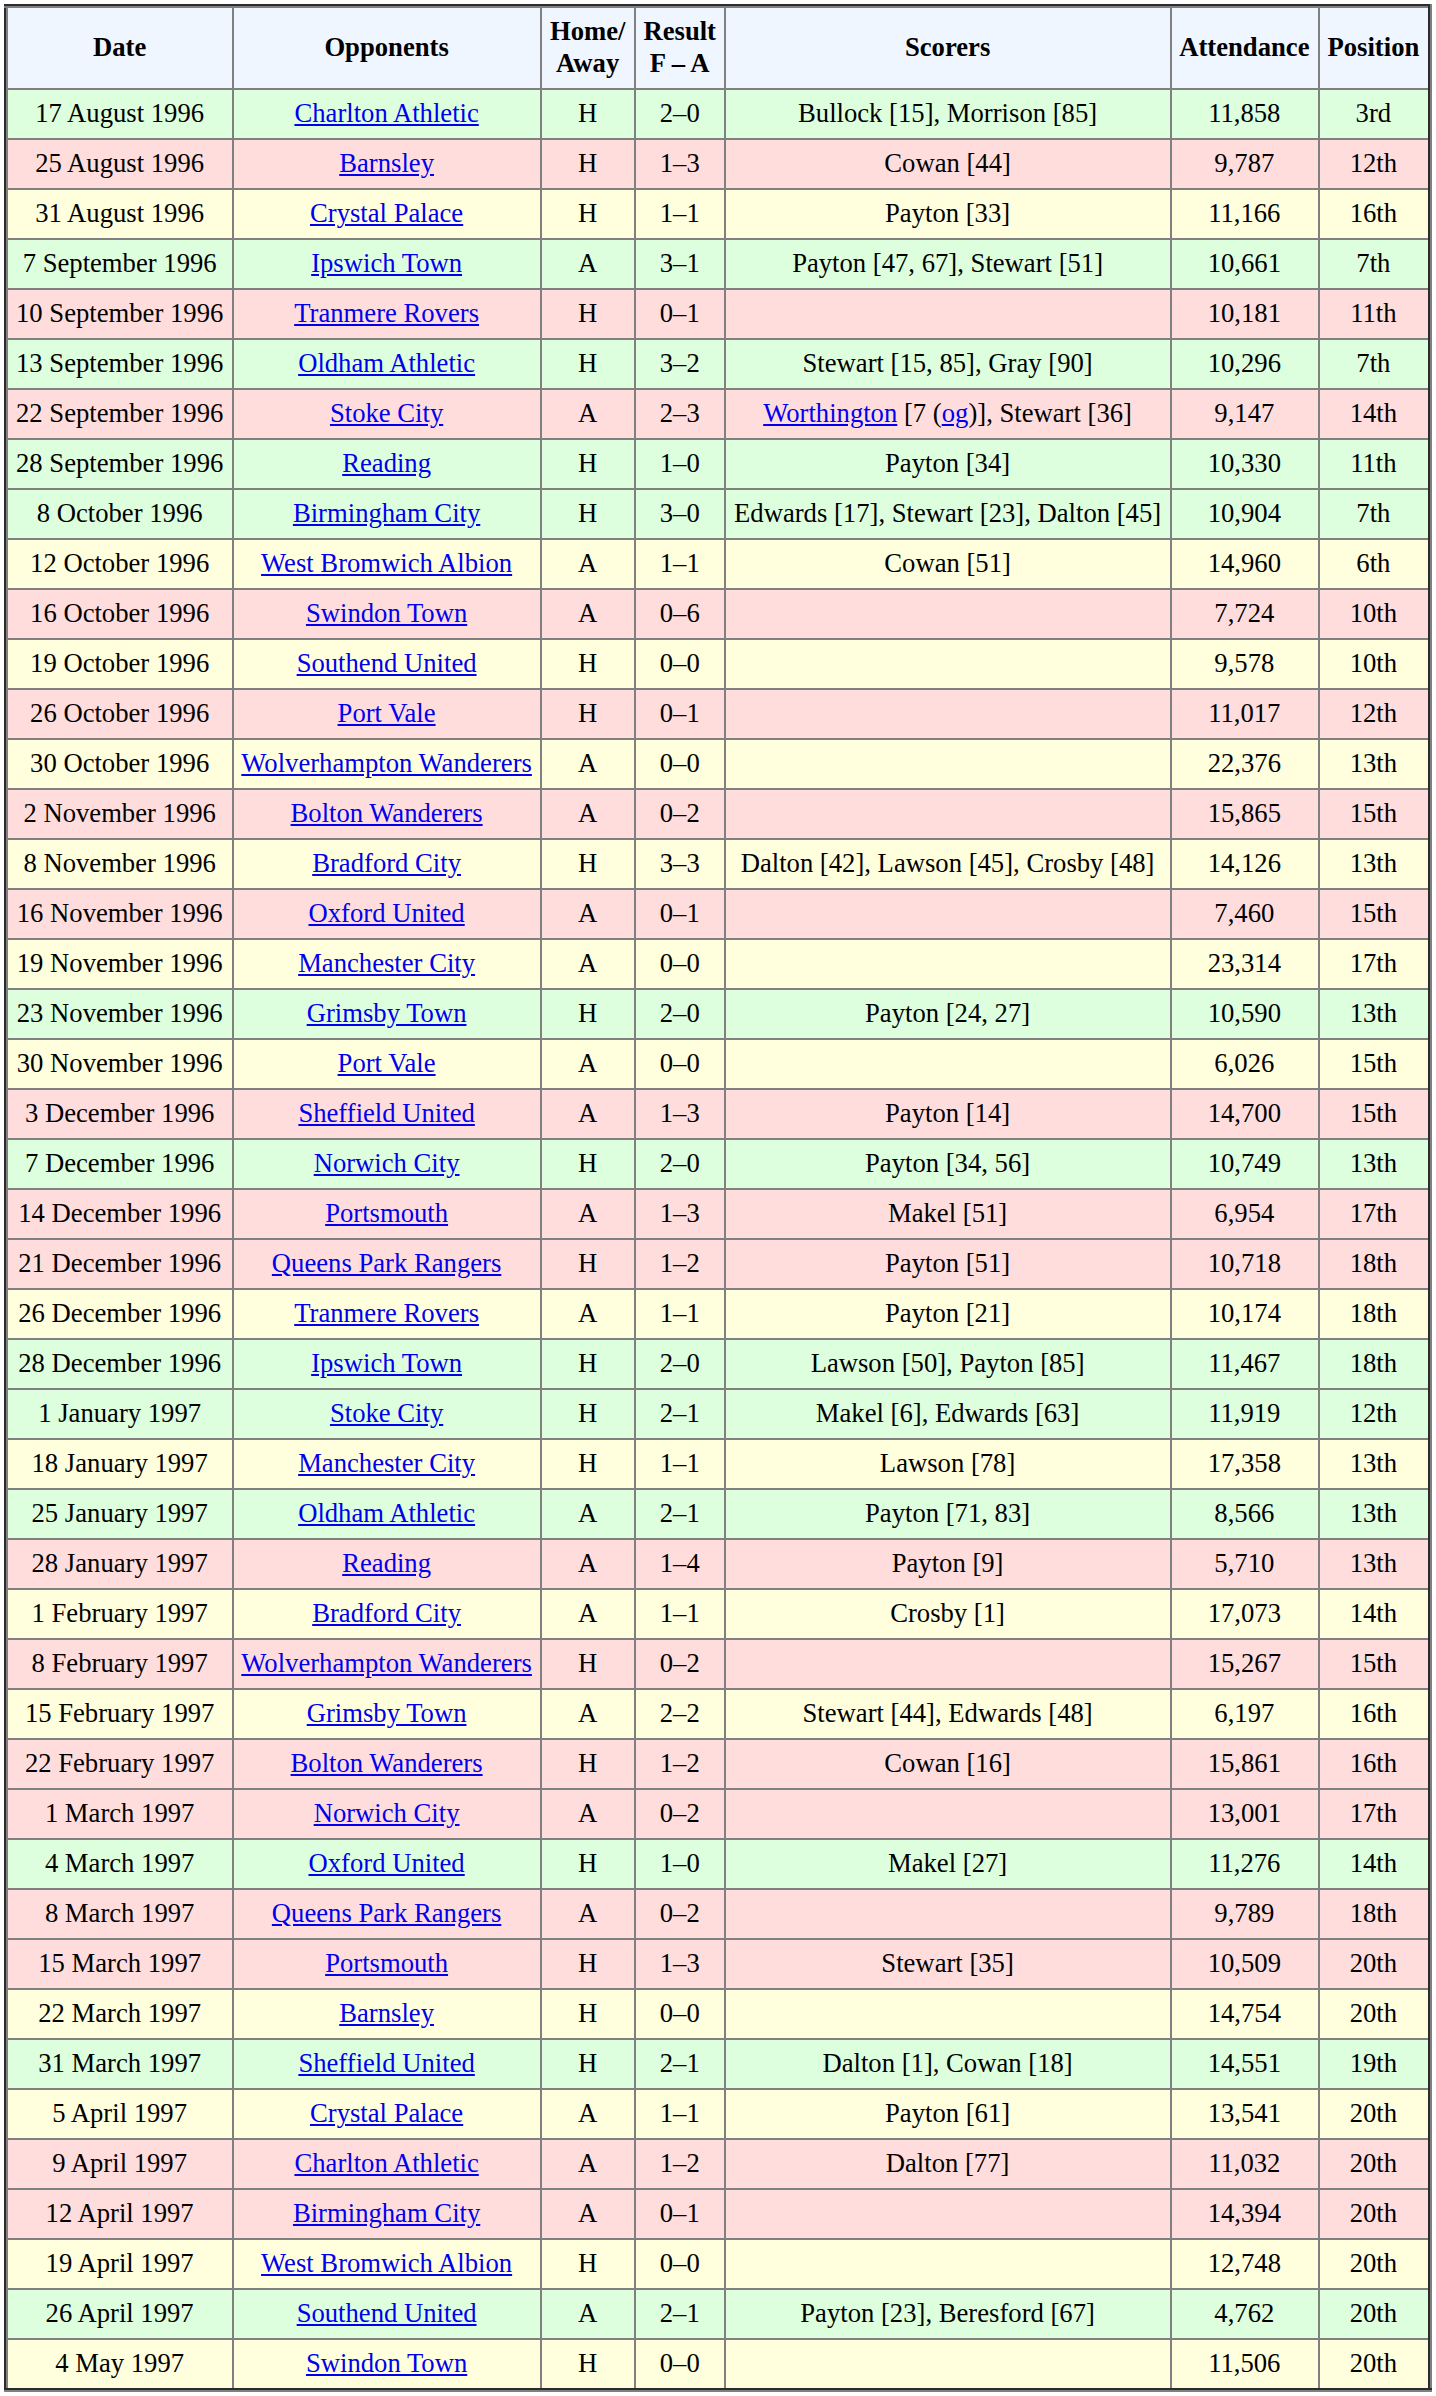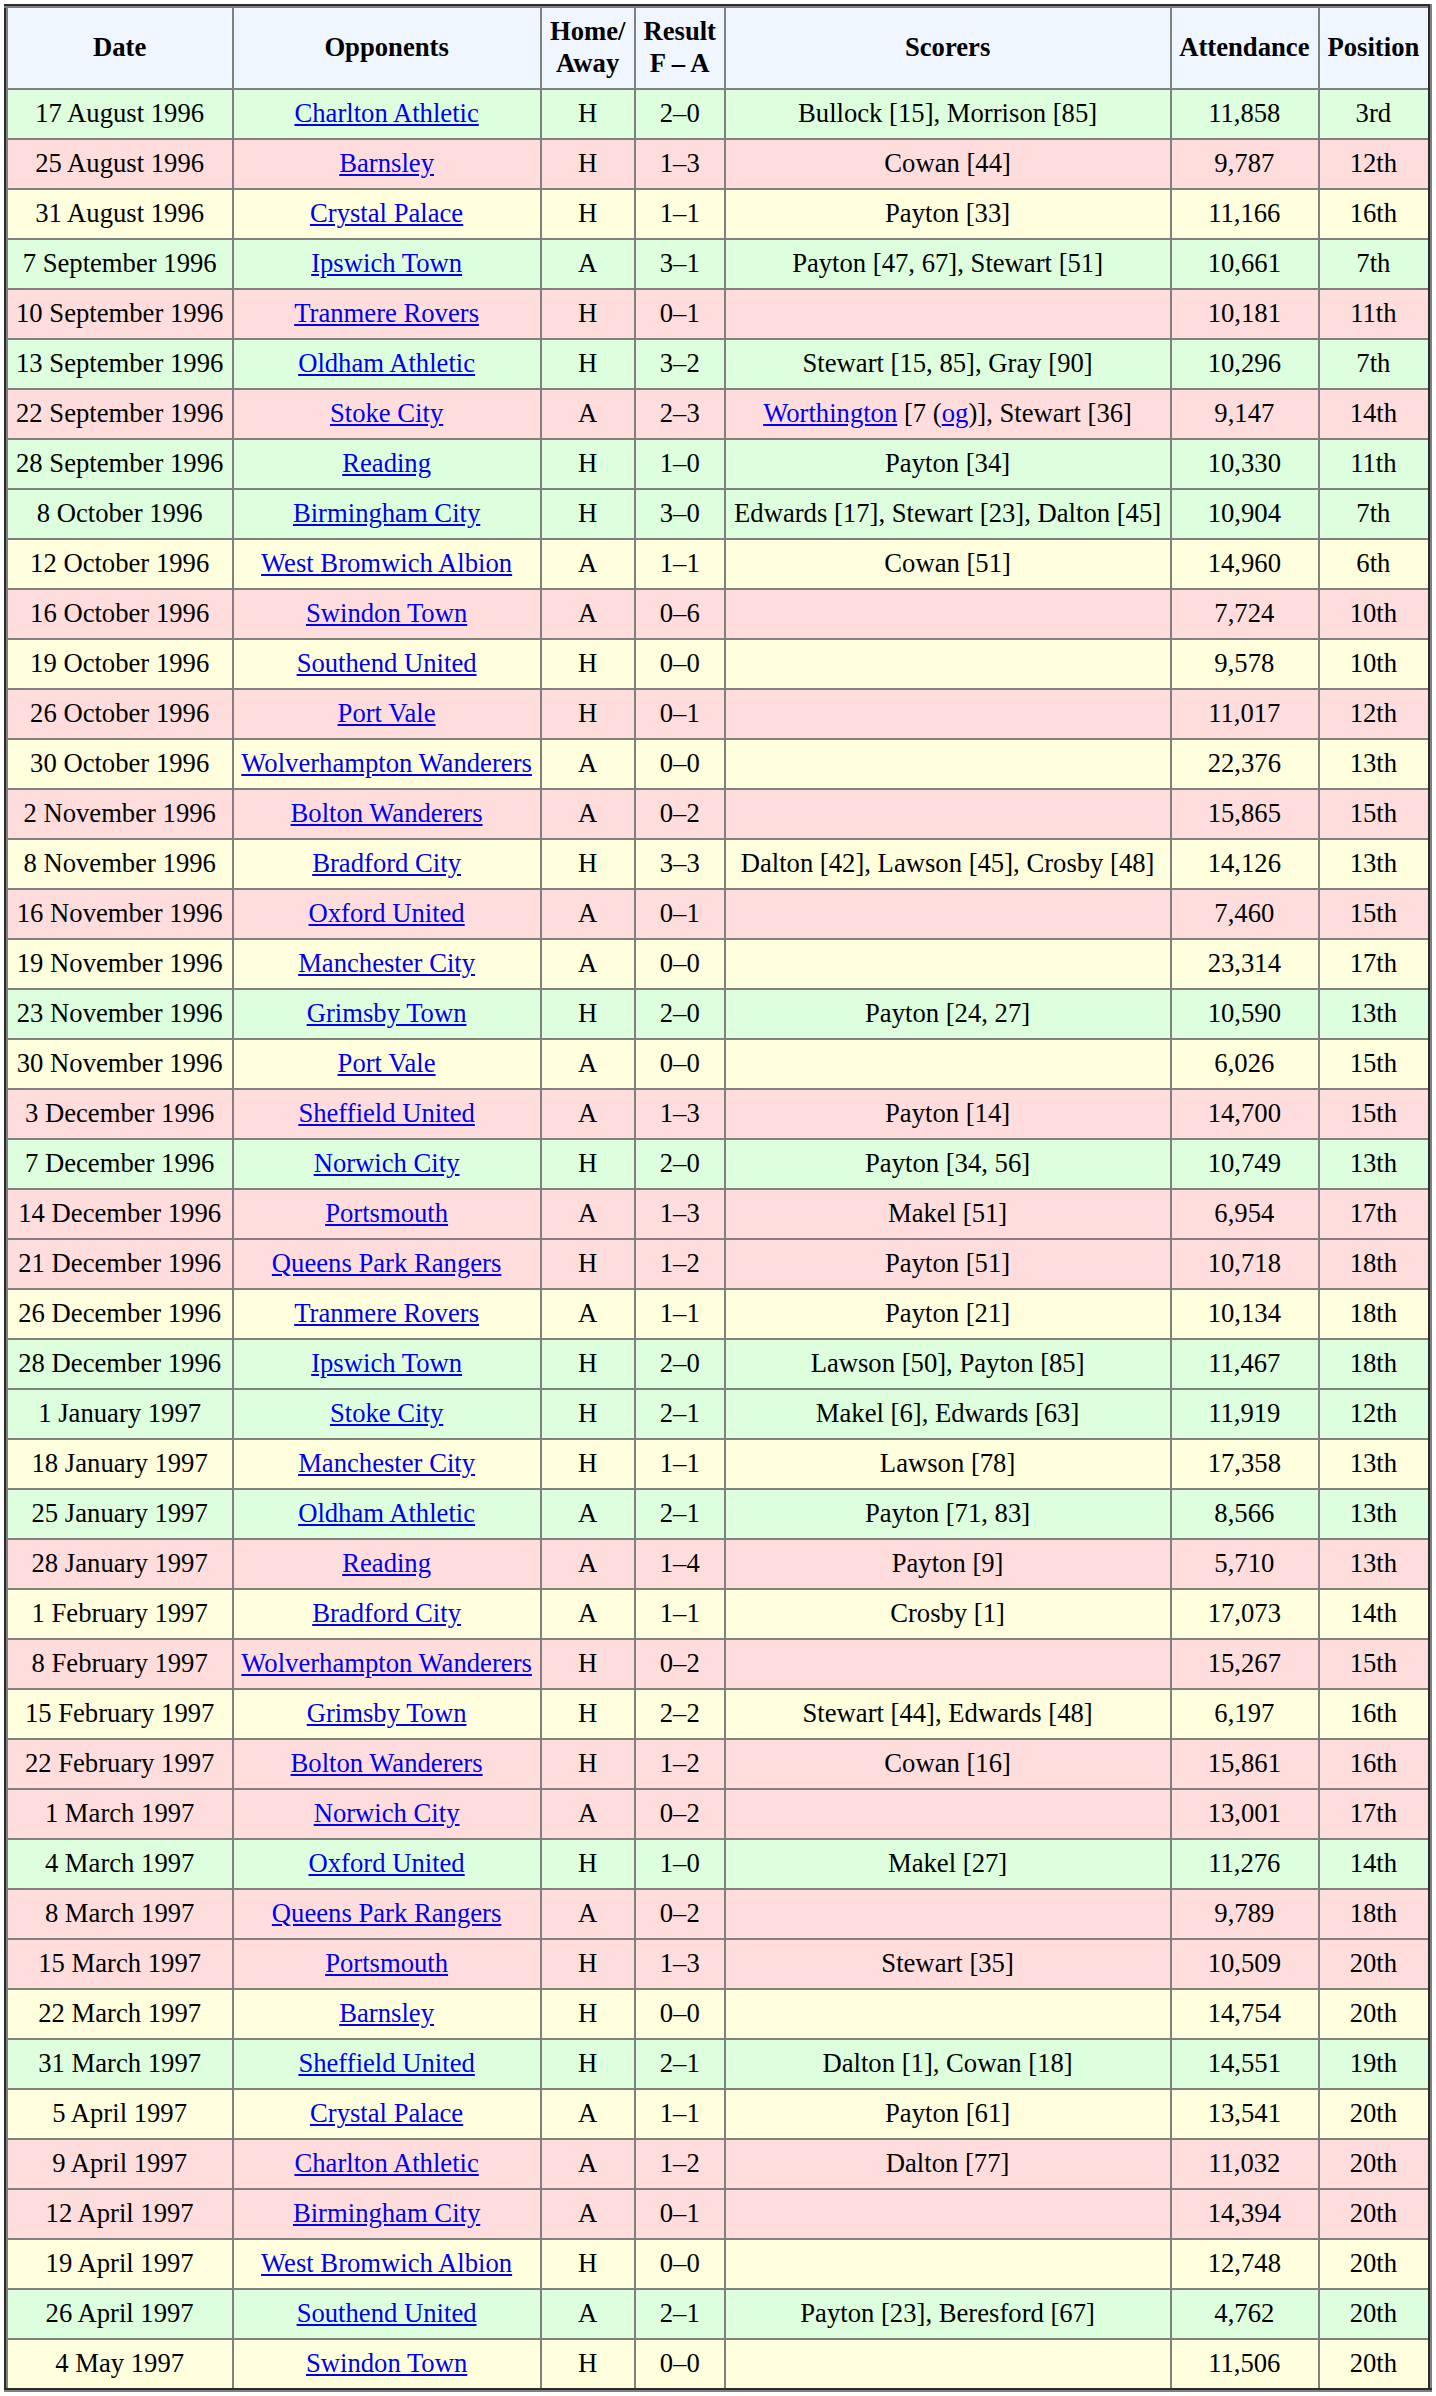(1244, 1313) 10,174 -> (1244, 1313) 10,134
(588, 1713) A -> (588, 1713) H
